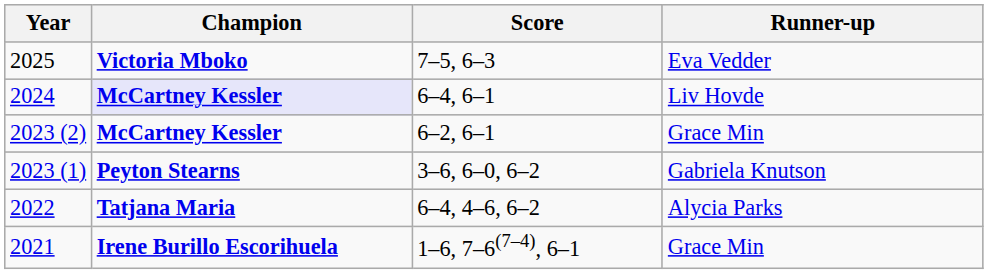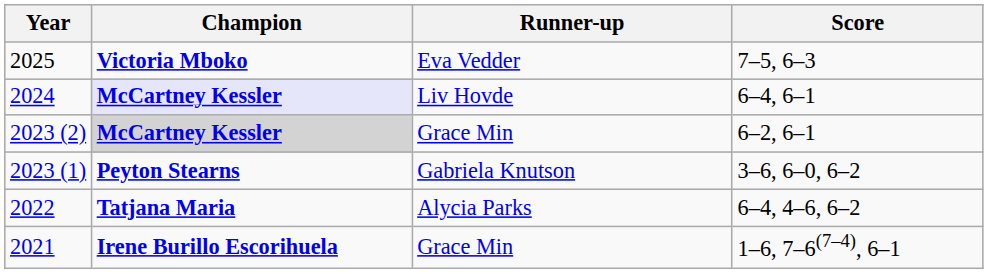columns swapped: (823, 23) <-> (537, 23)
(189, 133) no background -> (189, 133) lightgrey background
